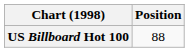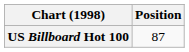(158, 36) 88 -> (158, 36) 87
